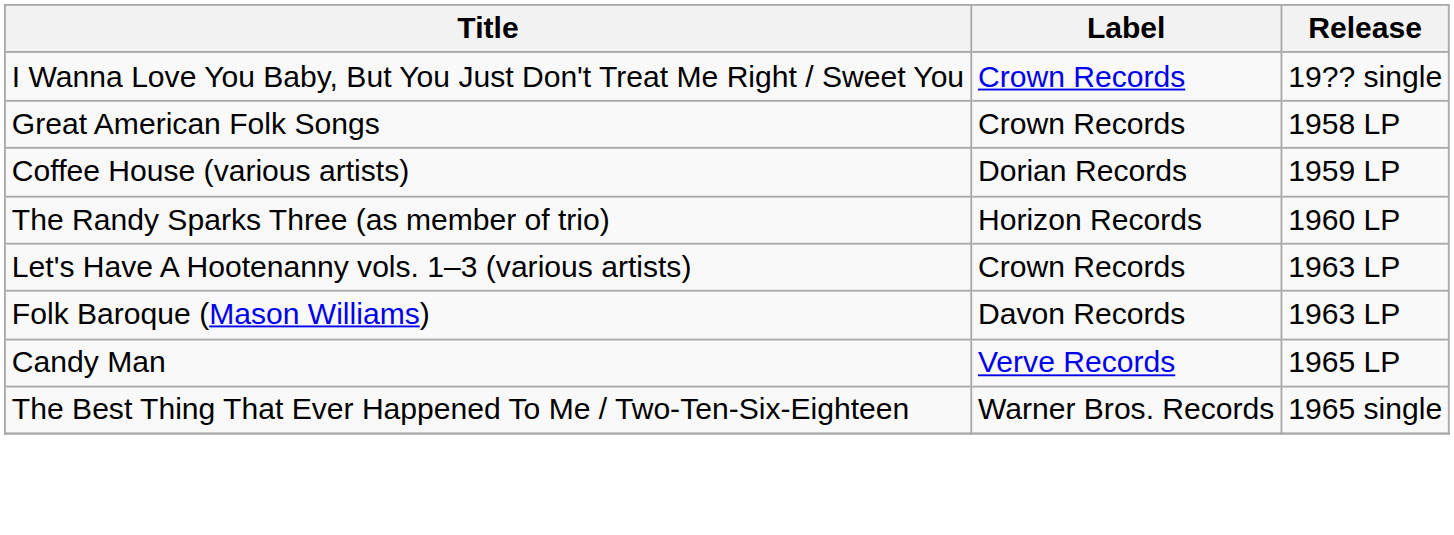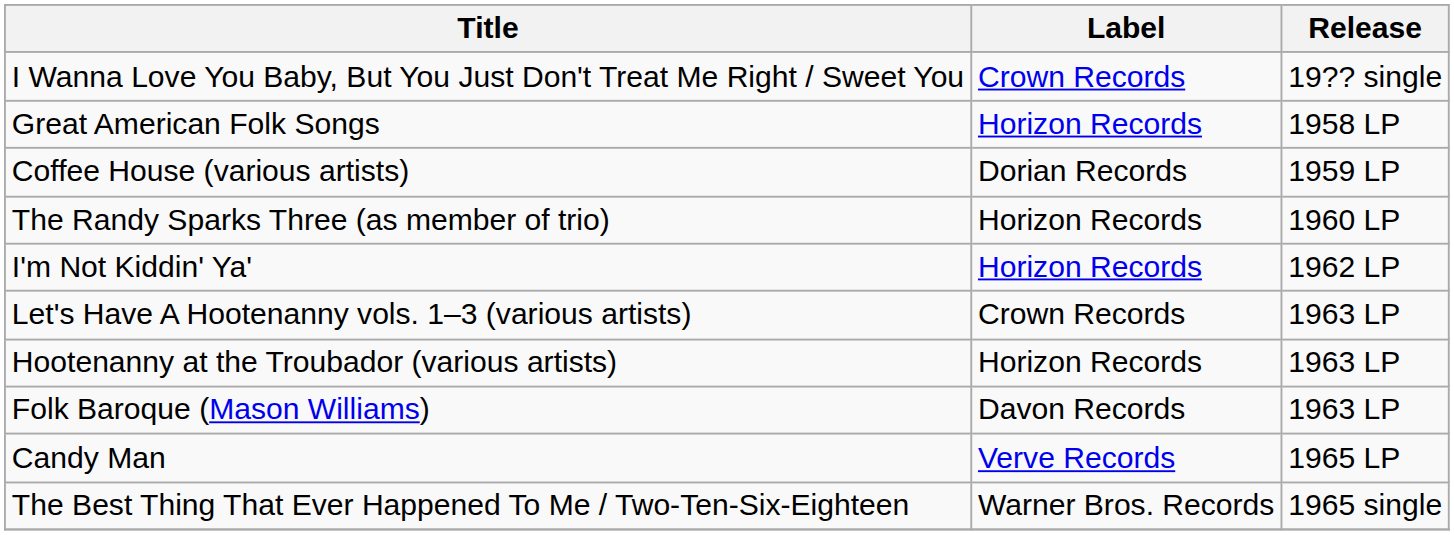(1082, 123) Crown Records -> (1090, 123) Horizon Records
+ row: (132, 266)
+ row: (315, 362)
